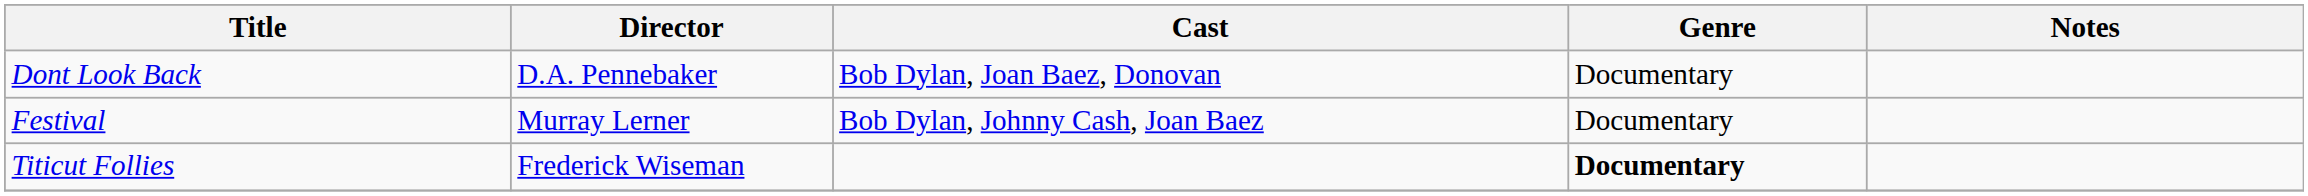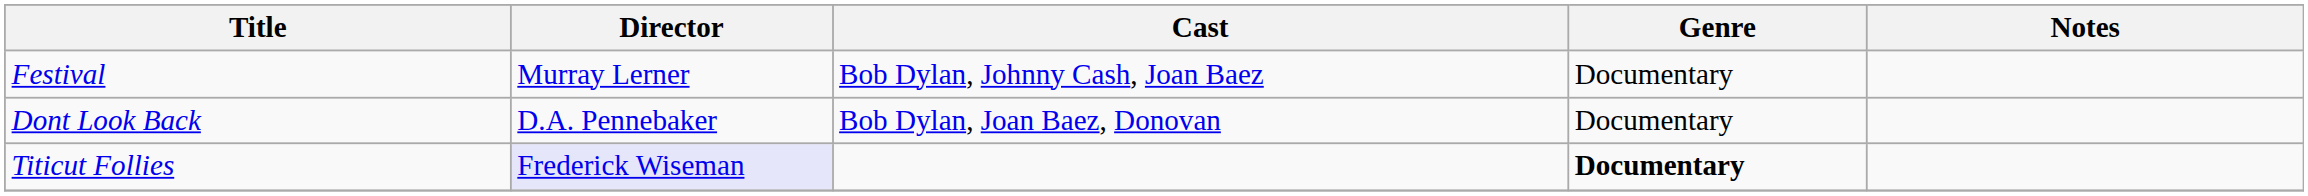rows swapped: (106, 73) <-> (59, 119)
(631, 166) no background -> (631, 166) lavender background
